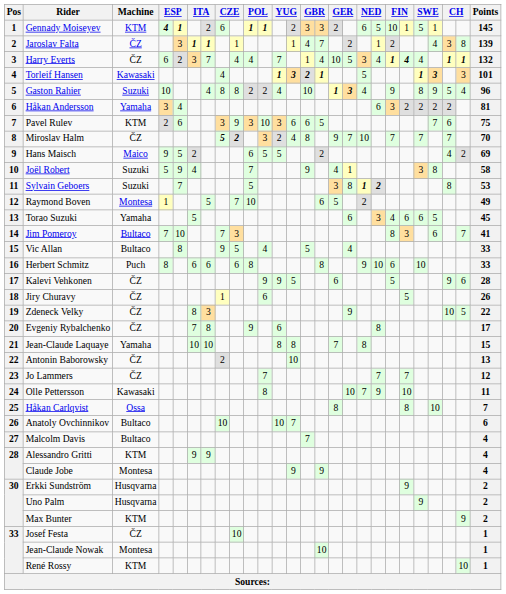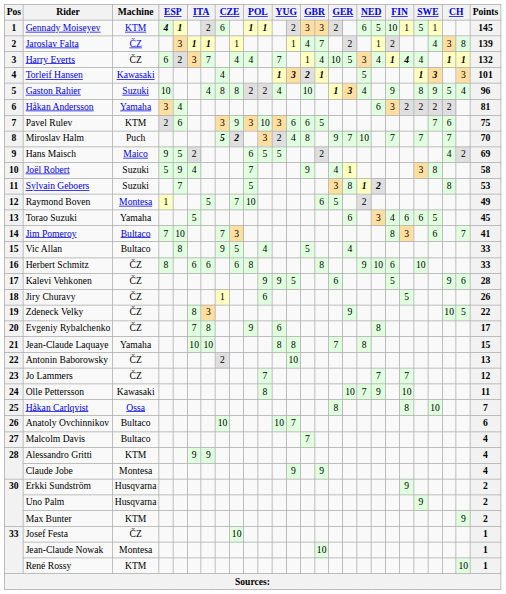(136, 138) ČZ -> (136, 138) Puch
(136, 265) Puch -> (136, 265) ČZ
